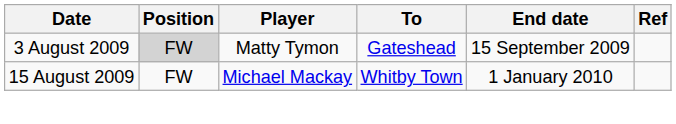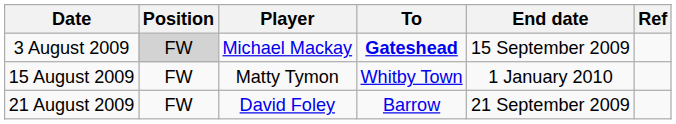(287, 48) Matty Tymon -> (287, 48) Michael Mackay
(412, 48) normal -> (412, 48) bold
(287, 76) Michael Mackay -> (287, 76) Matty Tymon
+ row: (72, 105)
